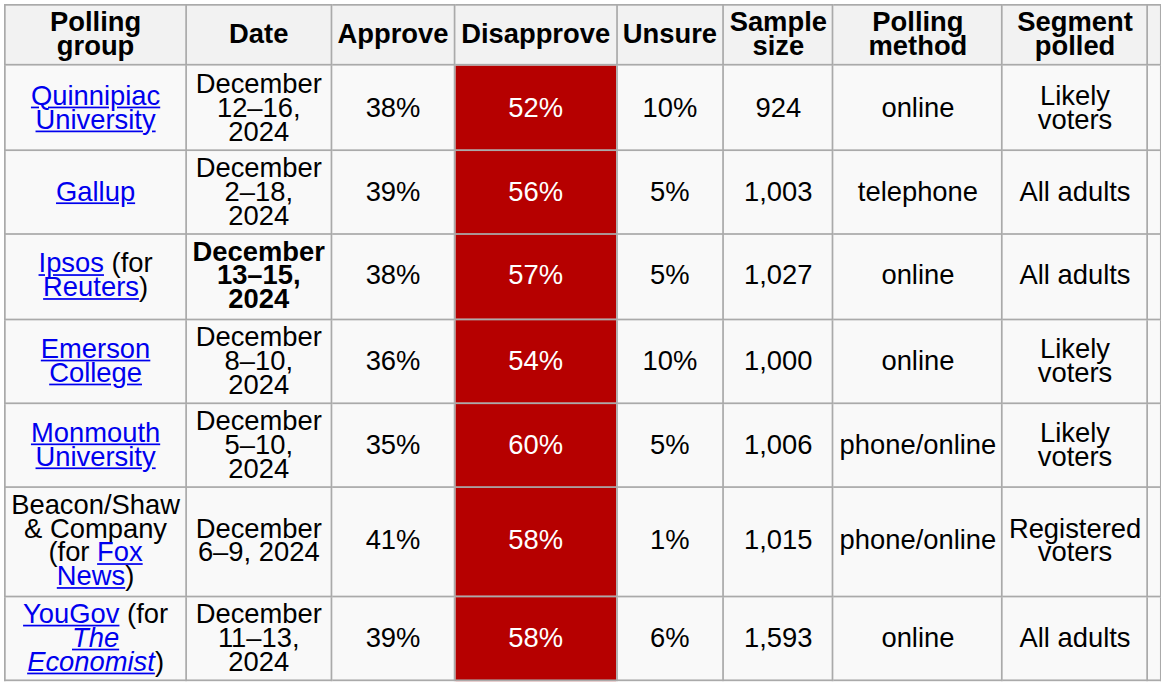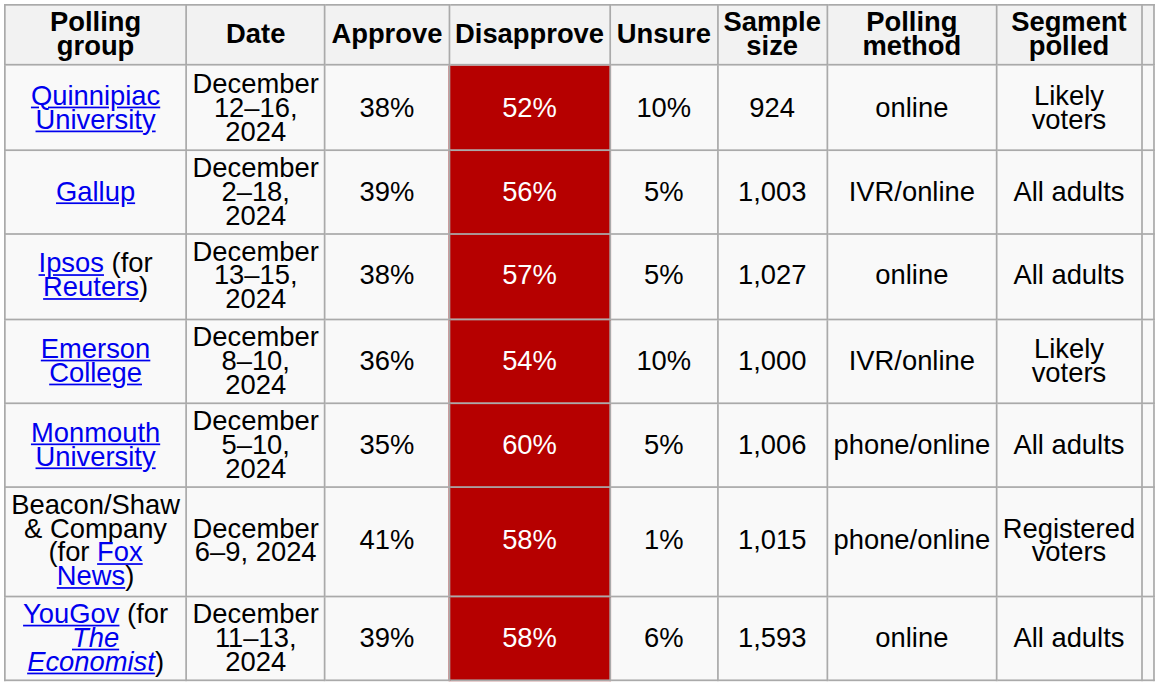(918, 191) telephone -> (912, 191) IVR/online
(259, 276) bold -> (256, 276) normal
(918, 360) online -> (912, 360) IVR/online
(1075, 444) Likely voters -> (1069, 444) All adults
